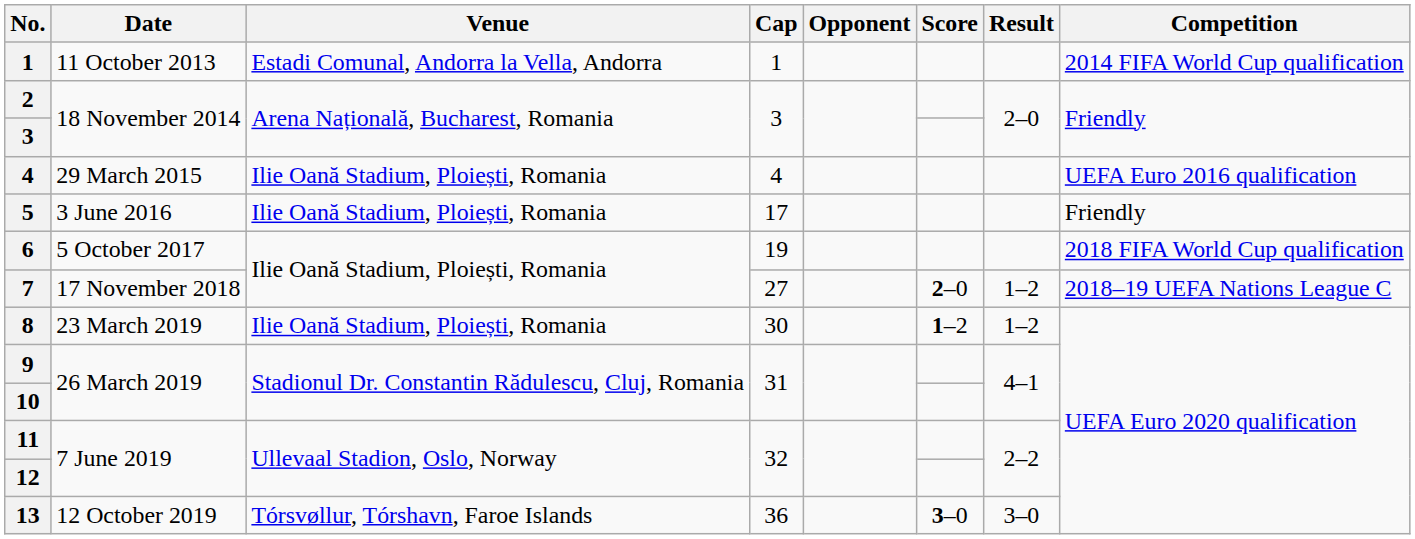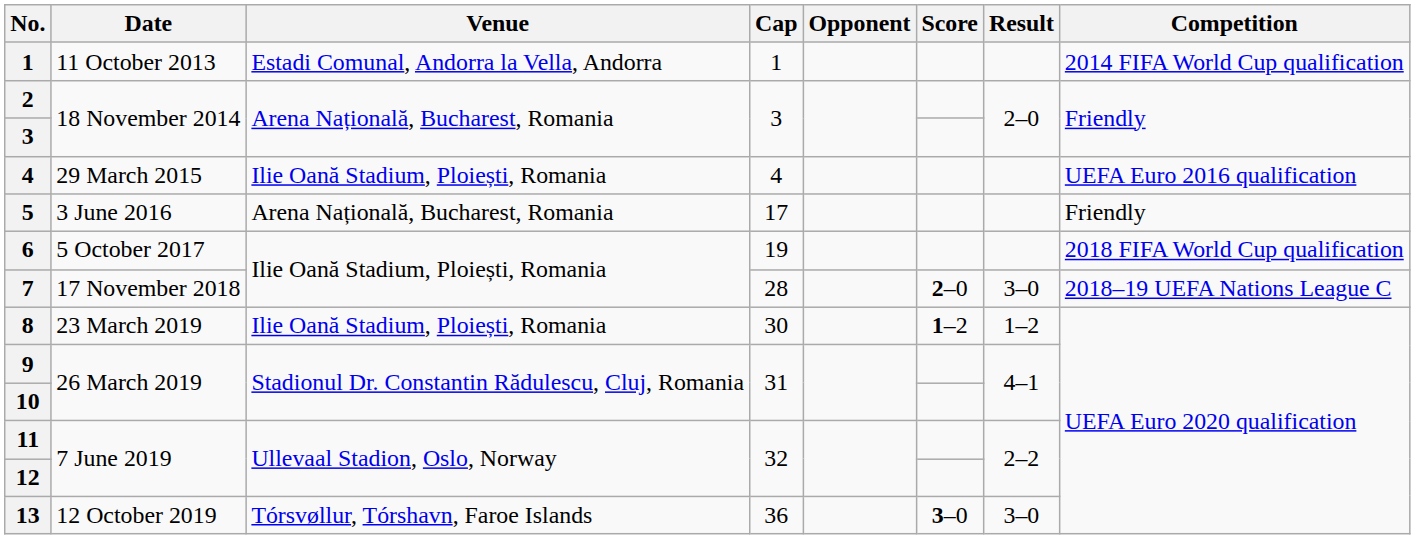(429, 212) Ilie Oană Stadium, Ploiești, Romania -> (432, 212) Arena Națională, Bucharest, Romania
(776, 288) 27 -> (776, 288) 28
(1021, 288) 1–2 -> (1021, 288) 3–0
